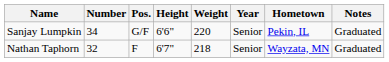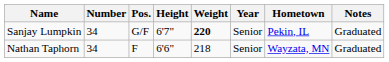(165, 31) 6'6" -> (165, 31) 6'7"
(202, 31) normal -> (202, 31) bold
(92, 48) 32 -> (92, 48) 34
(165, 48) 6'7" -> (165, 48) 6'6"
